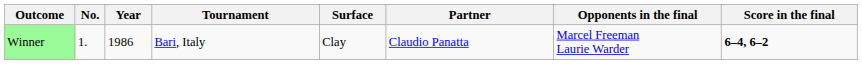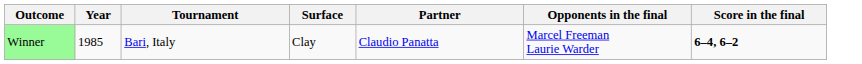- column: (90, 14)
(121, 41) 1986 -> (91, 41) 1985
